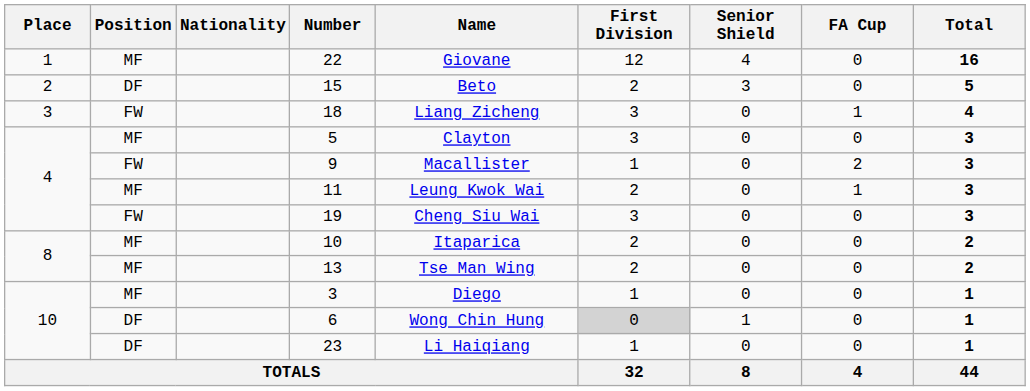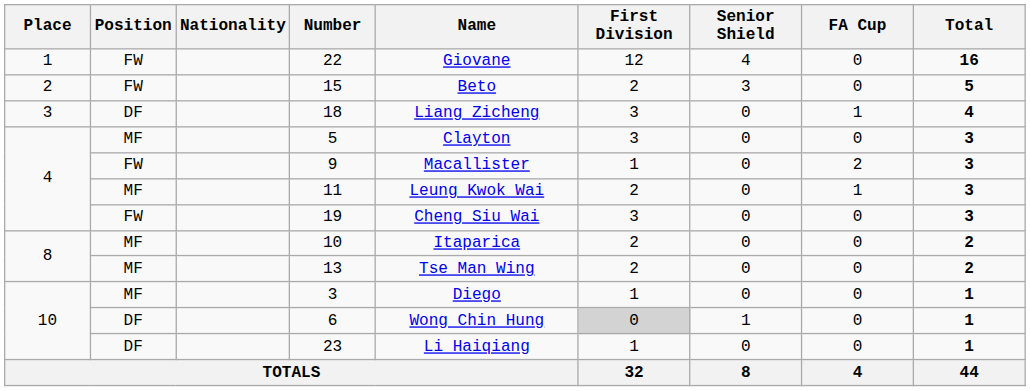(133, 62) MF -> (133, 62) FW
(133, 88) DF -> (133, 88) FW
(133, 114) FW -> (133, 114) DF
